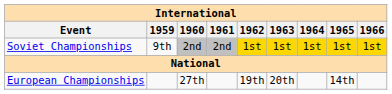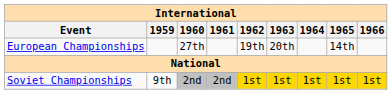rows swapped: (76, 81) <-> (69, 47)
